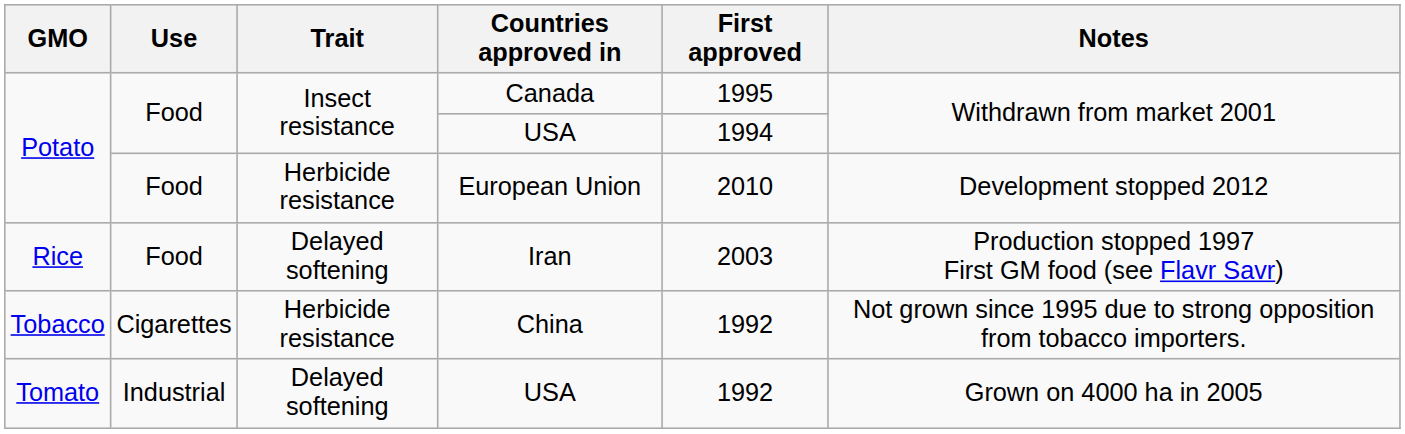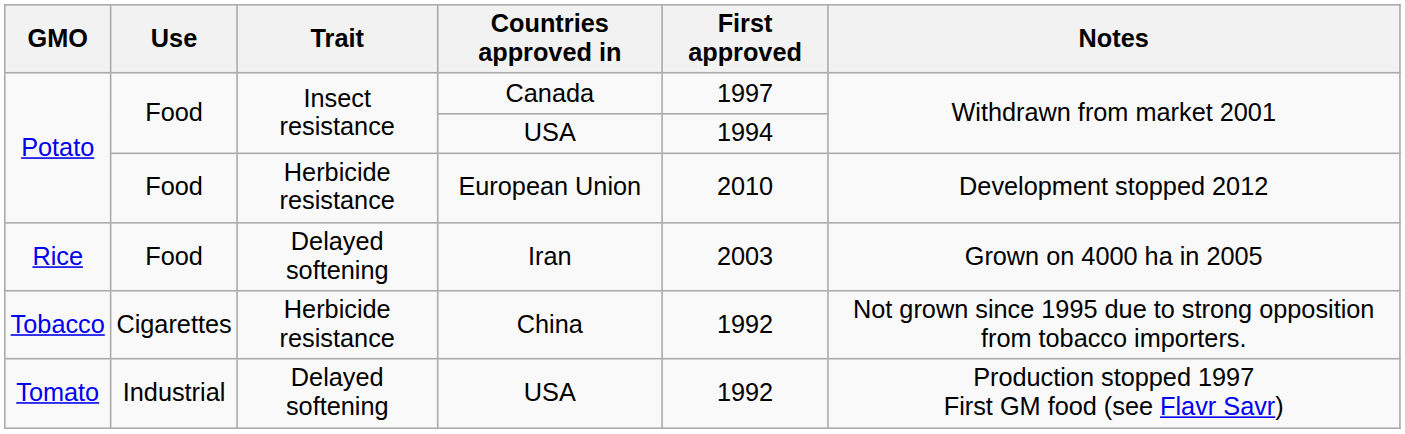(745, 93) 1995 -> (745, 93) 1997
(1114, 256) Production stopped 1997 First GM food (see Flavr Savr) -> (1114, 256) Grown on 4000 ha in 2005
(1114, 393) Grown on 4000 ha in 2005 -> (1114, 393) Production stopped 1997 First GM food (see Flavr Savr)
